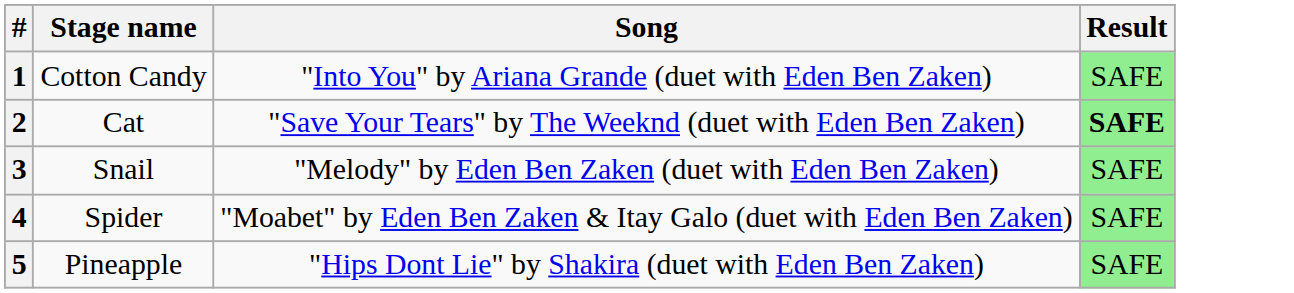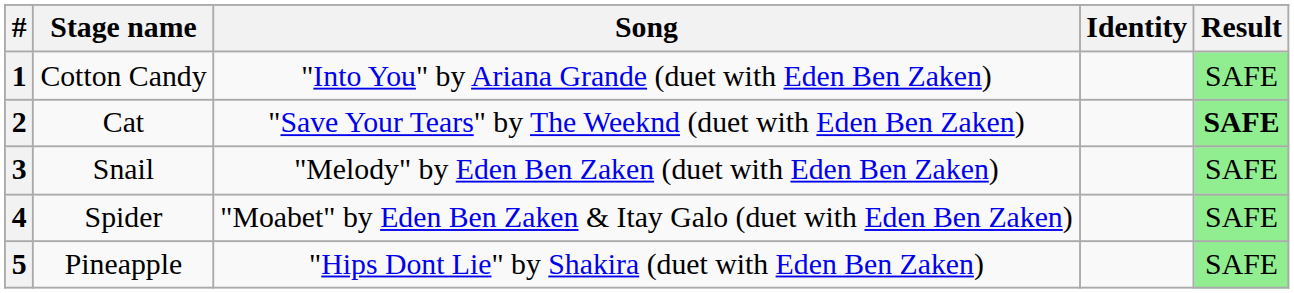+ column: (1137, 28)
